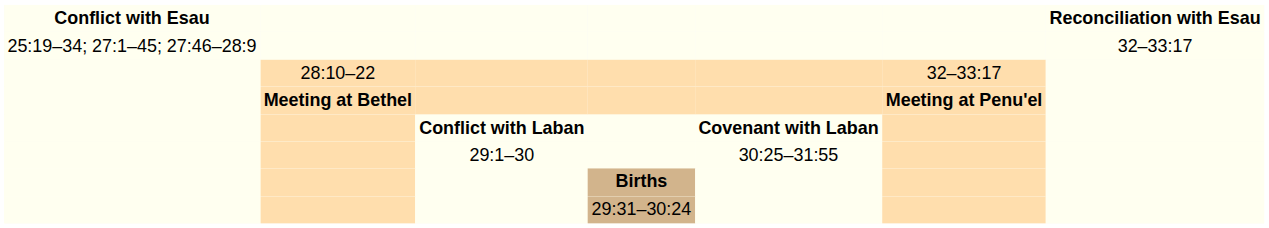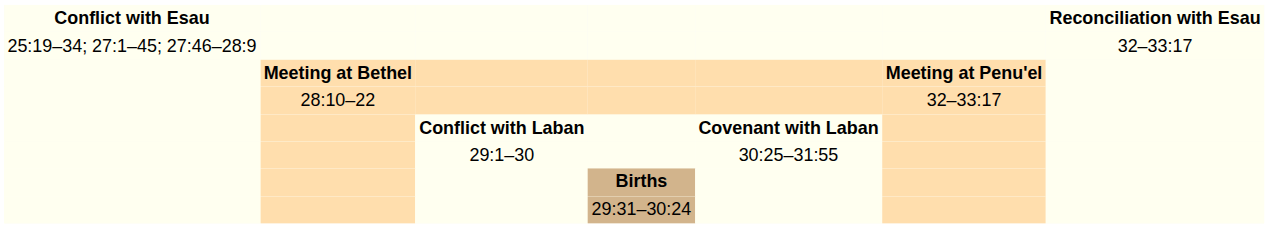rows swapped: (338, 100) <-> (338, 73)
